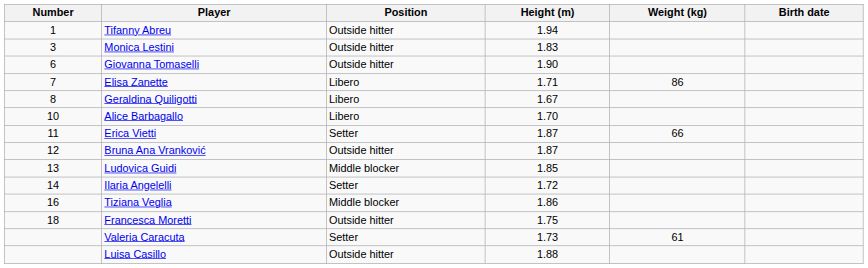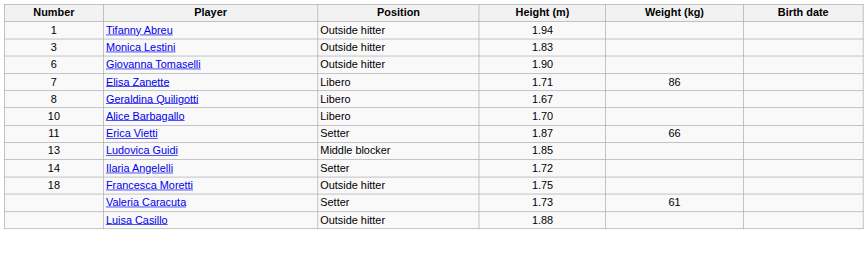- row: (155, 151)
- row: (138, 202)
